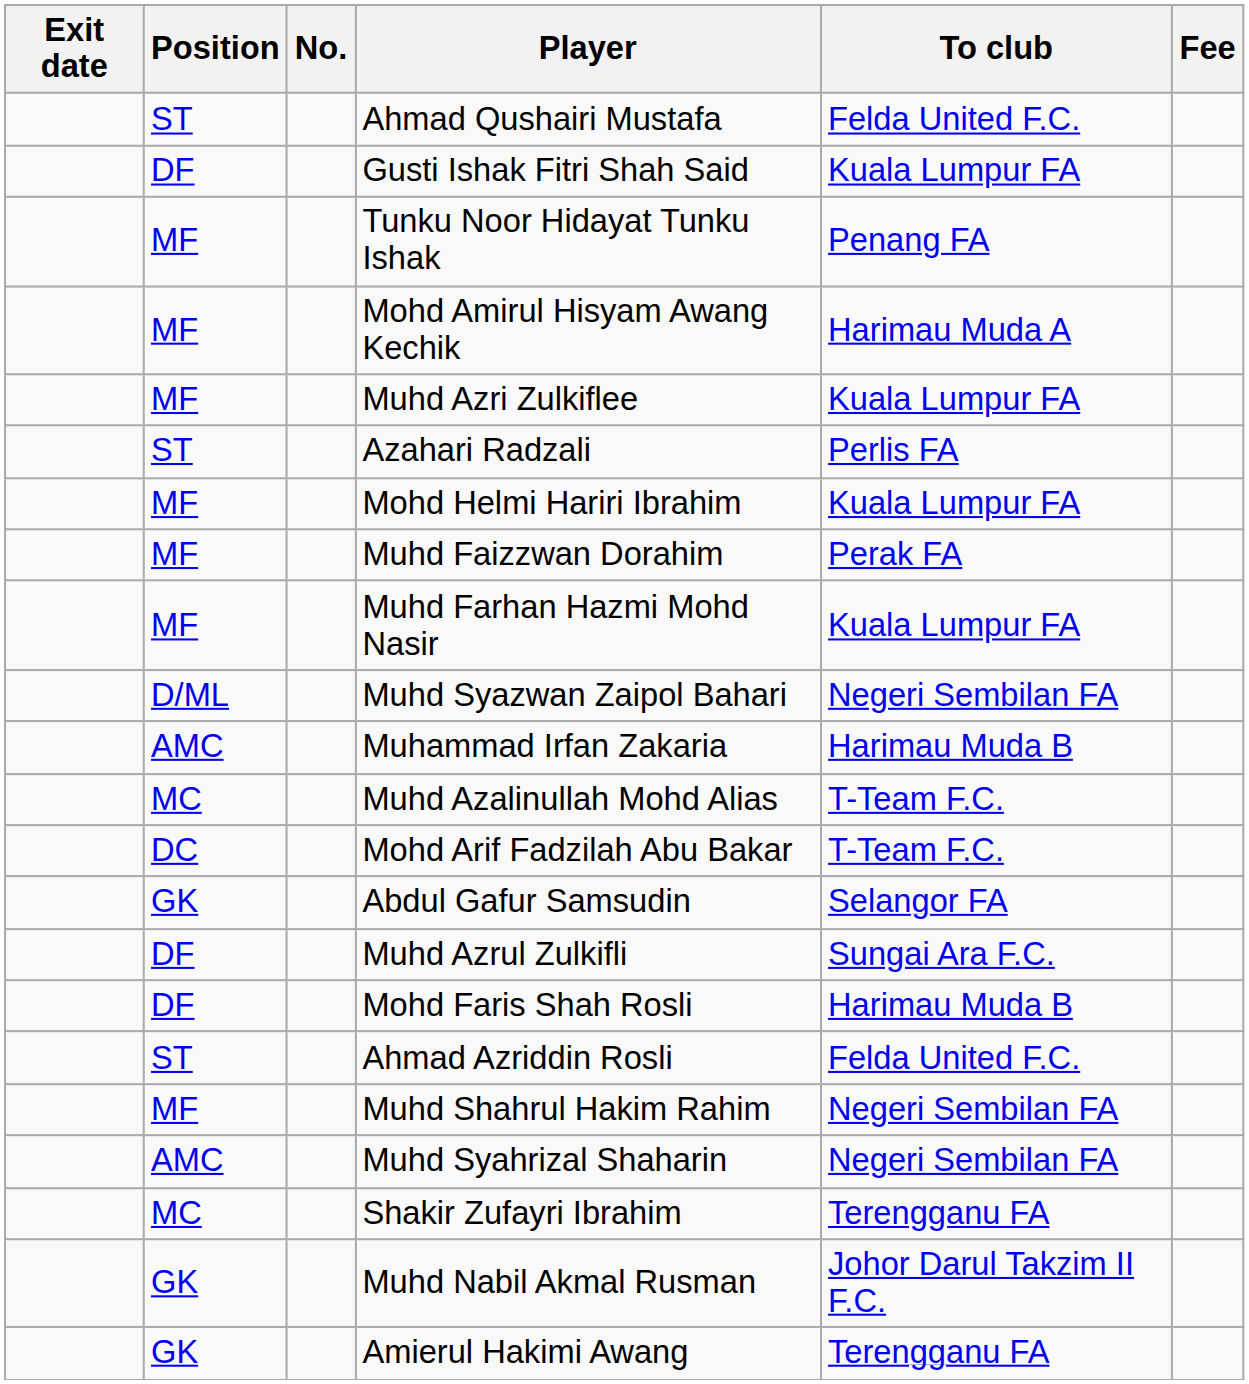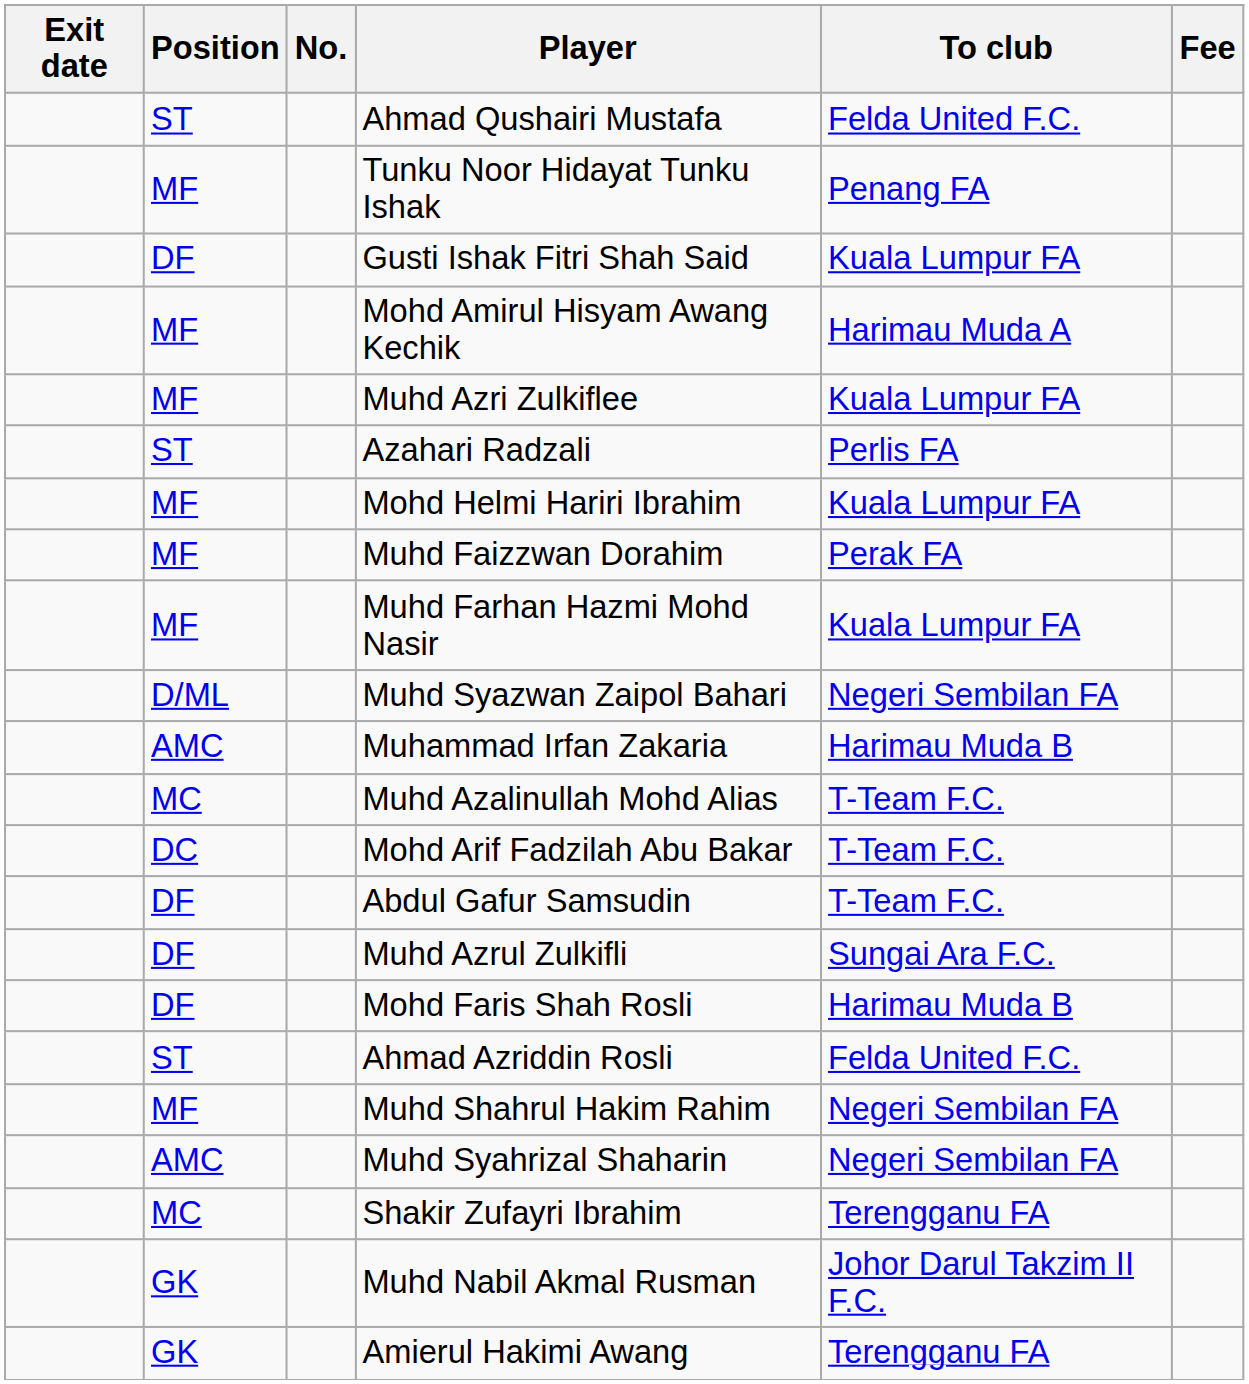rows swapped: (556, 170) <-> (556, 240)
(175, 901) GK -> (173, 901) DF
(918, 901) Selangor FA -> (916, 901) T-Team F.C.
